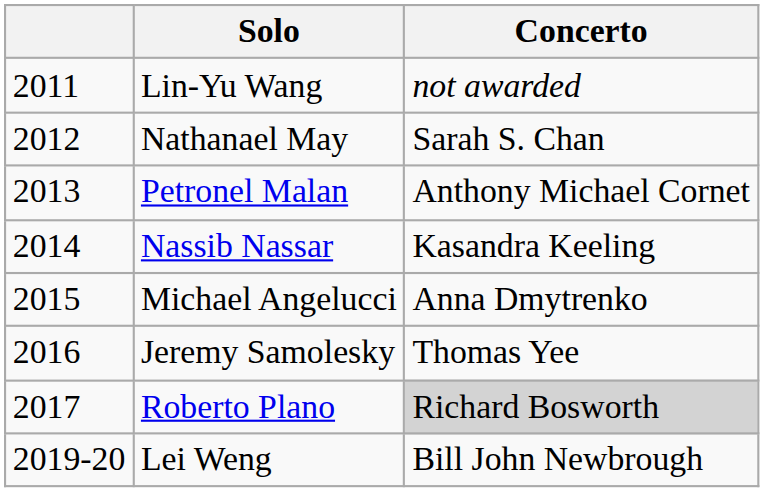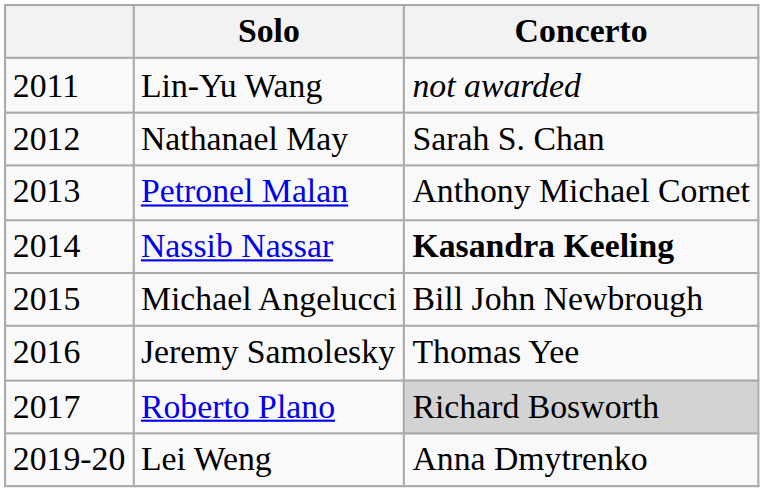(534, 245) normal -> (543, 245) bold
(530, 298) Anna Dmytrenko -> (558, 298) Bill John Newbrough
(558, 459) Bill John Newbrough -> (530, 459) Anna Dmytrenko
